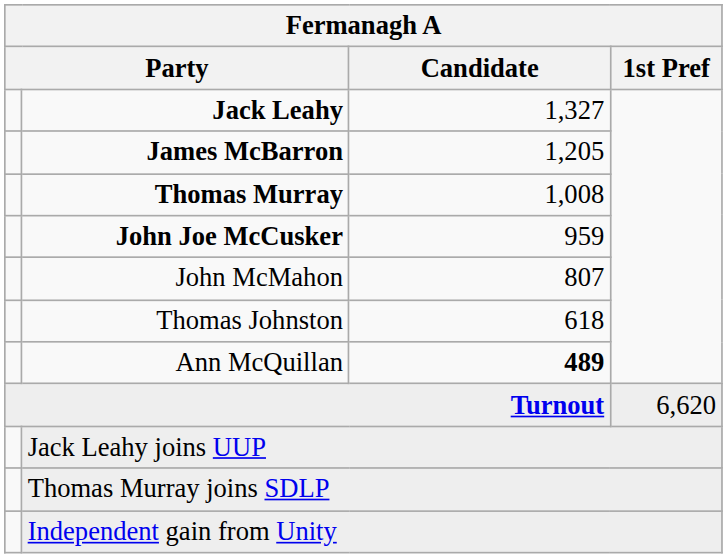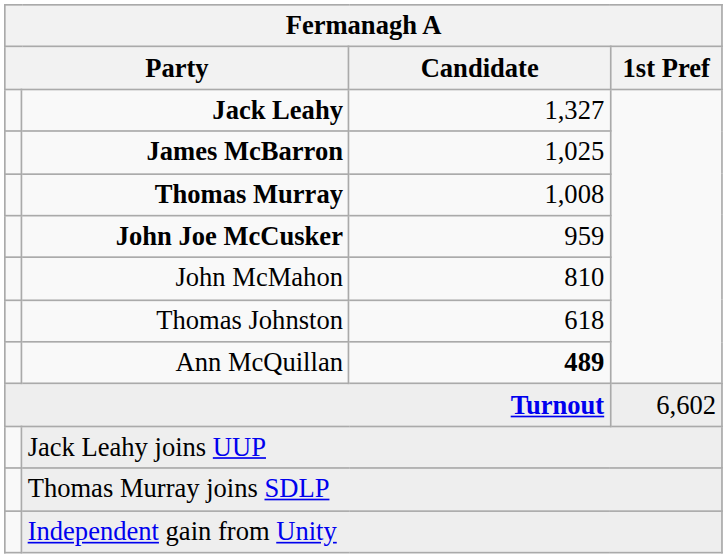(574, 151) 1,205 -> (574, 151) 1,025
(584, 278) 807 -> (584, 278) 810
(686, 404) 6,620 -> (686, 404) 6,602
